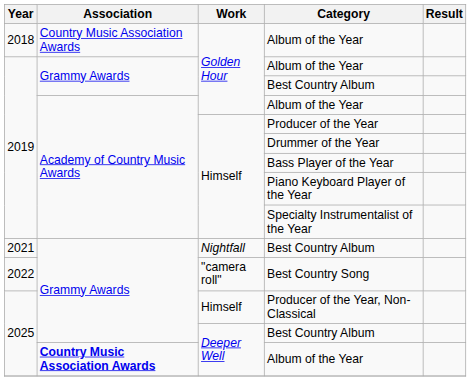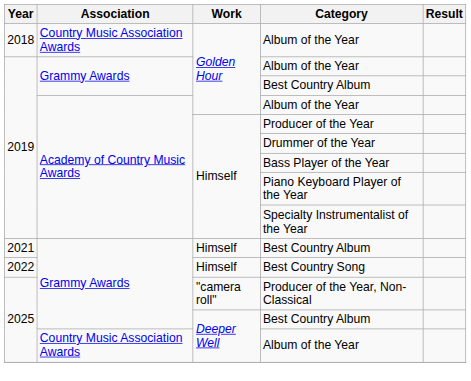(223, 248) Nightfall -> (216, 248) Himself
(223, 274) "camera roll" -> (216, 267) Himself
(221, 307) Himself -> (218, 293) "camera roll"
(98, 359) bold -> (111, 345) normal
